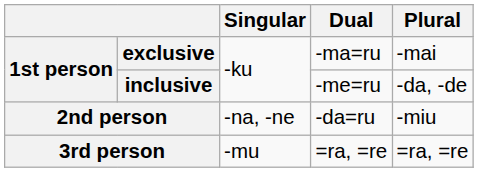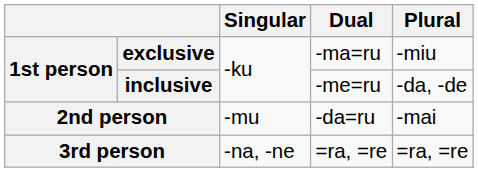(417, 53) -mai -> (417, 53) -miu
(259, 118) -na, -ne -> (242, 118) -mu
(417, 118) -miu -> (417, 118) -mai
(242, 150) -mu -> (259, 150) -na, -ne
